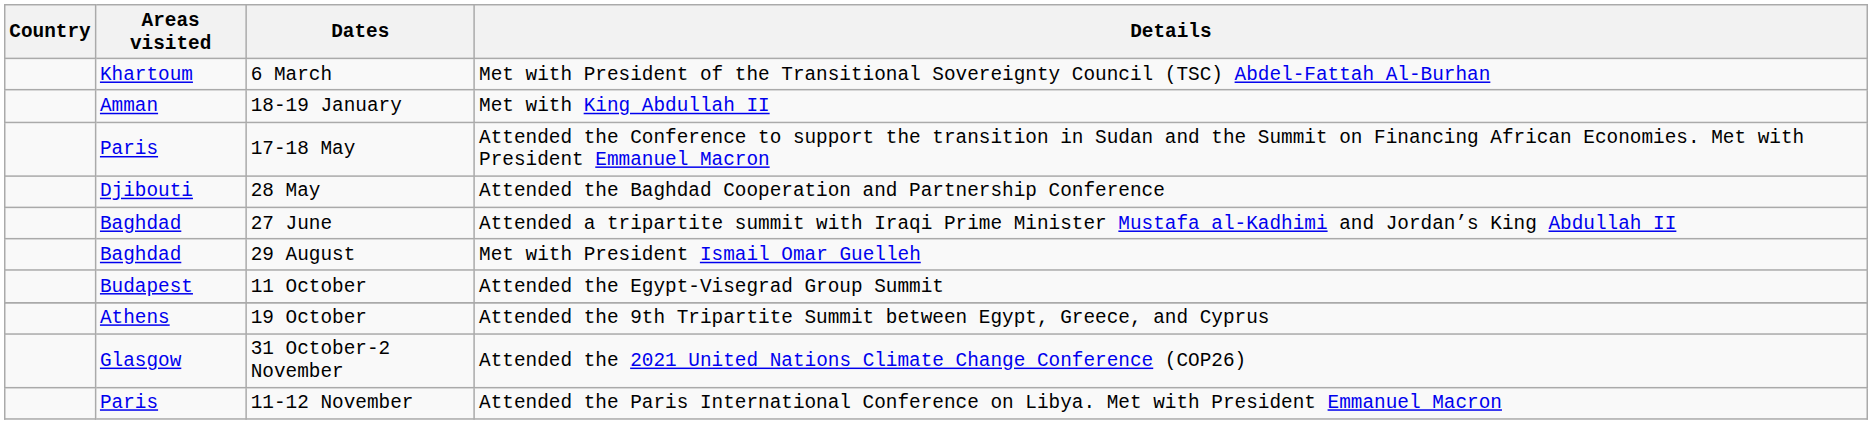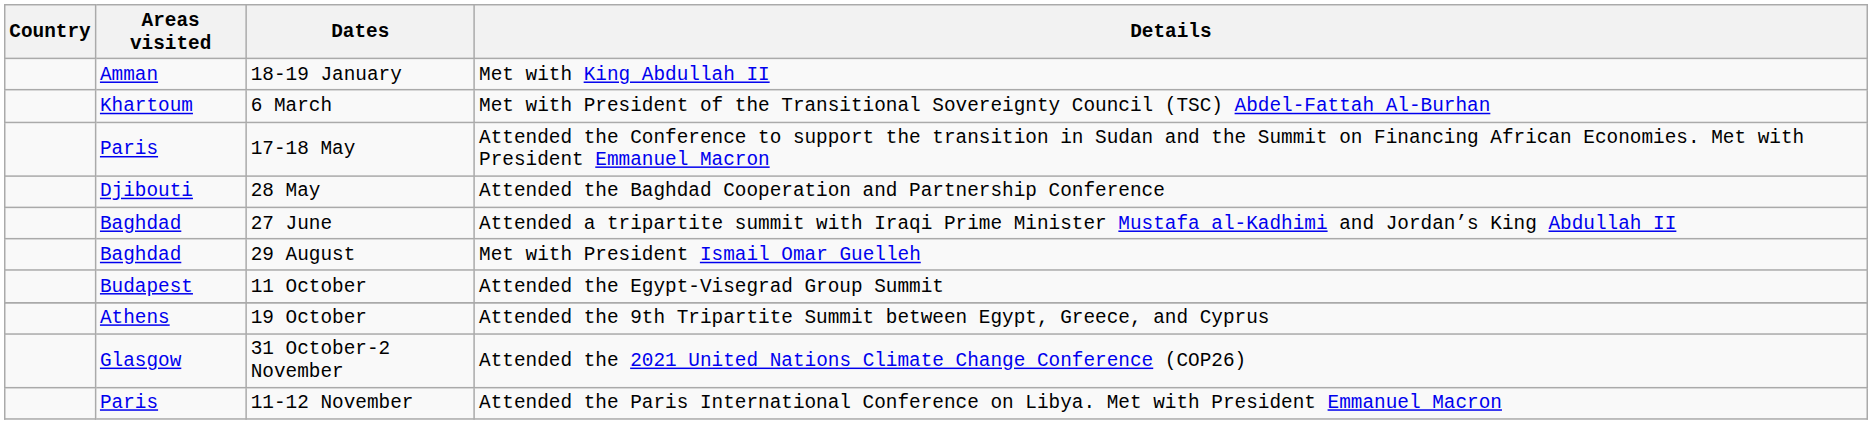rows swapped: (326, 106) <-> (291, 74)
